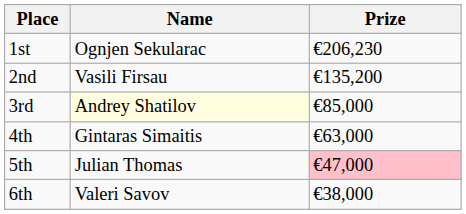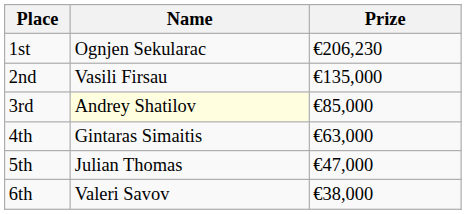(348, 77) €135,200 -> (348, 77) €135,000
(343, 164) pink background -> (343, 164) no background
